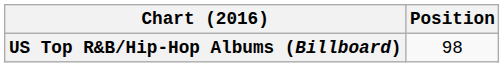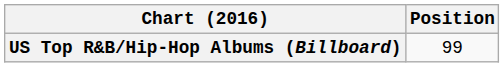(452, 48) 98 -> (452, 48) 99
